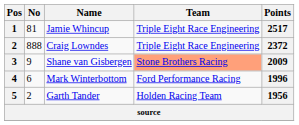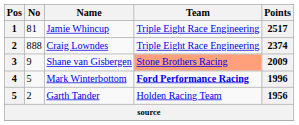(278, 45) 2372 -> (278, 45) 2374
(29, 78) 6 -> (29, 78) 5
(188, 78) normal -> (193, 78) bold
